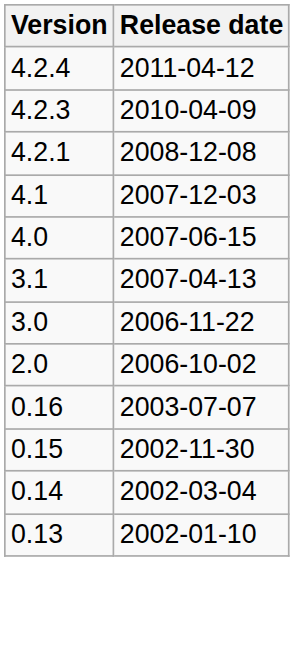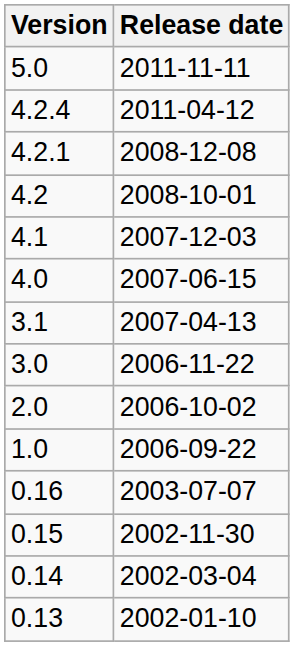+ row: (30, 68)
- row: (41, 110)
+ row: (30, 195)
+ row: (30, 449)
